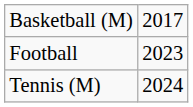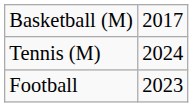rows swapped: (43, 53) <-> (55, 85)
